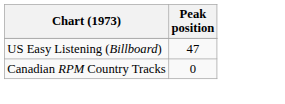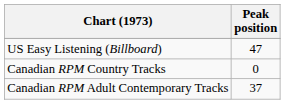+ row: (118, 88)
